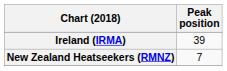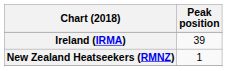(199, 57) 7 -> (199, 57) 1
